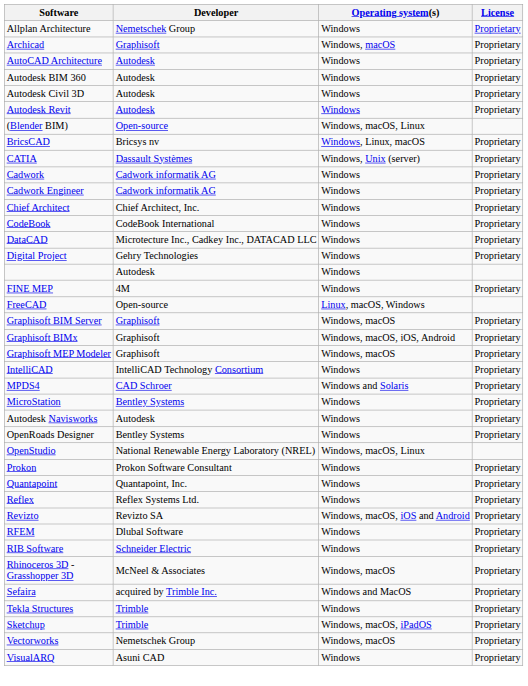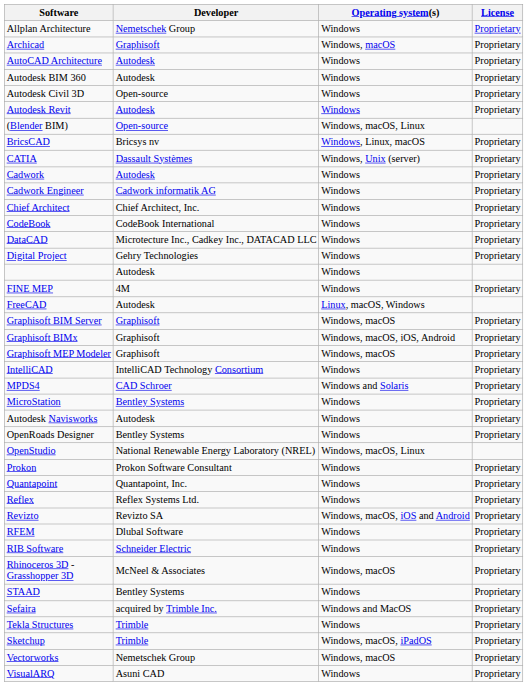(135, 93) Autodesk -> (142, 93) Open-source
(166, 175) Cadwork informatik AG -> (135, 175) Autodesk
(142, 304) Open-source -> (135, 304) Autodesk
+ row: (23, 592)
